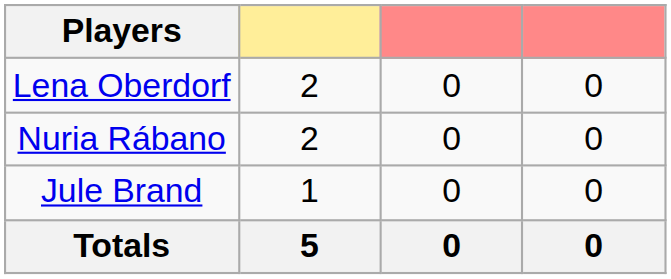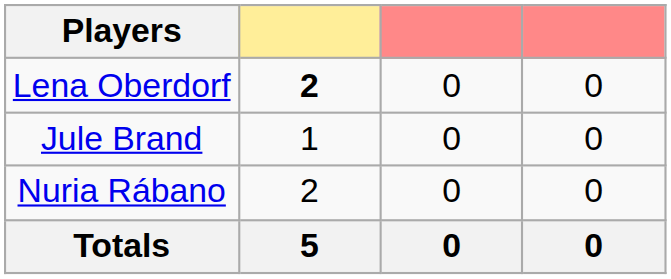(309, 84) normal -> (309, 84) bold
rows swapped: (122, 138) <-> (122, 191)
